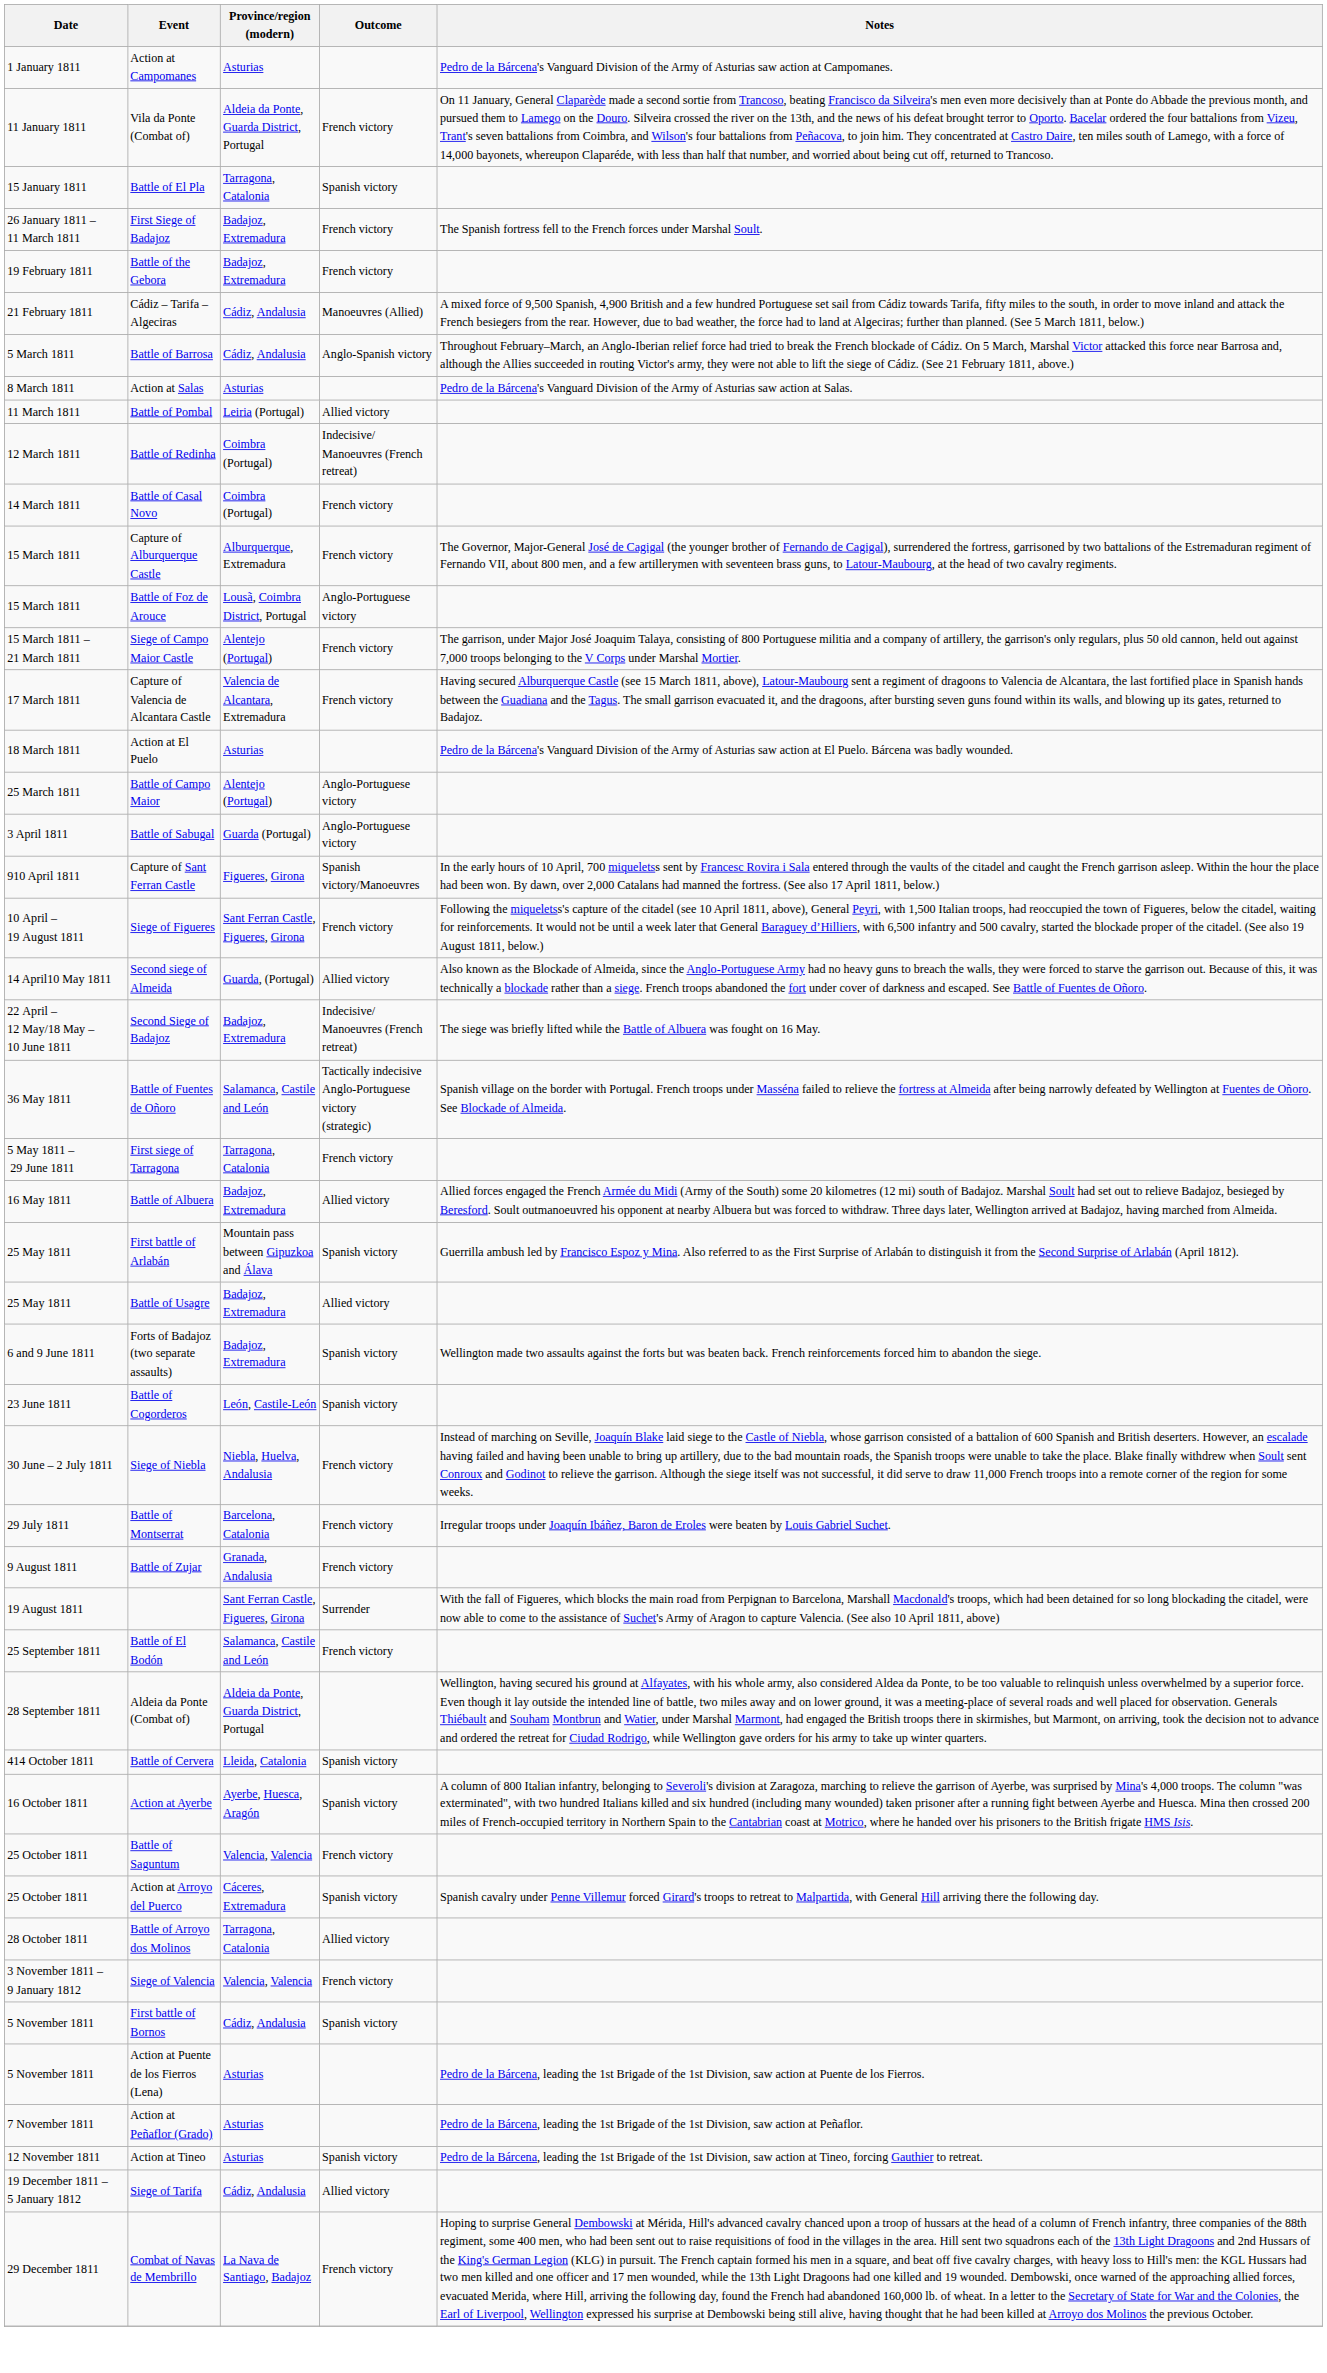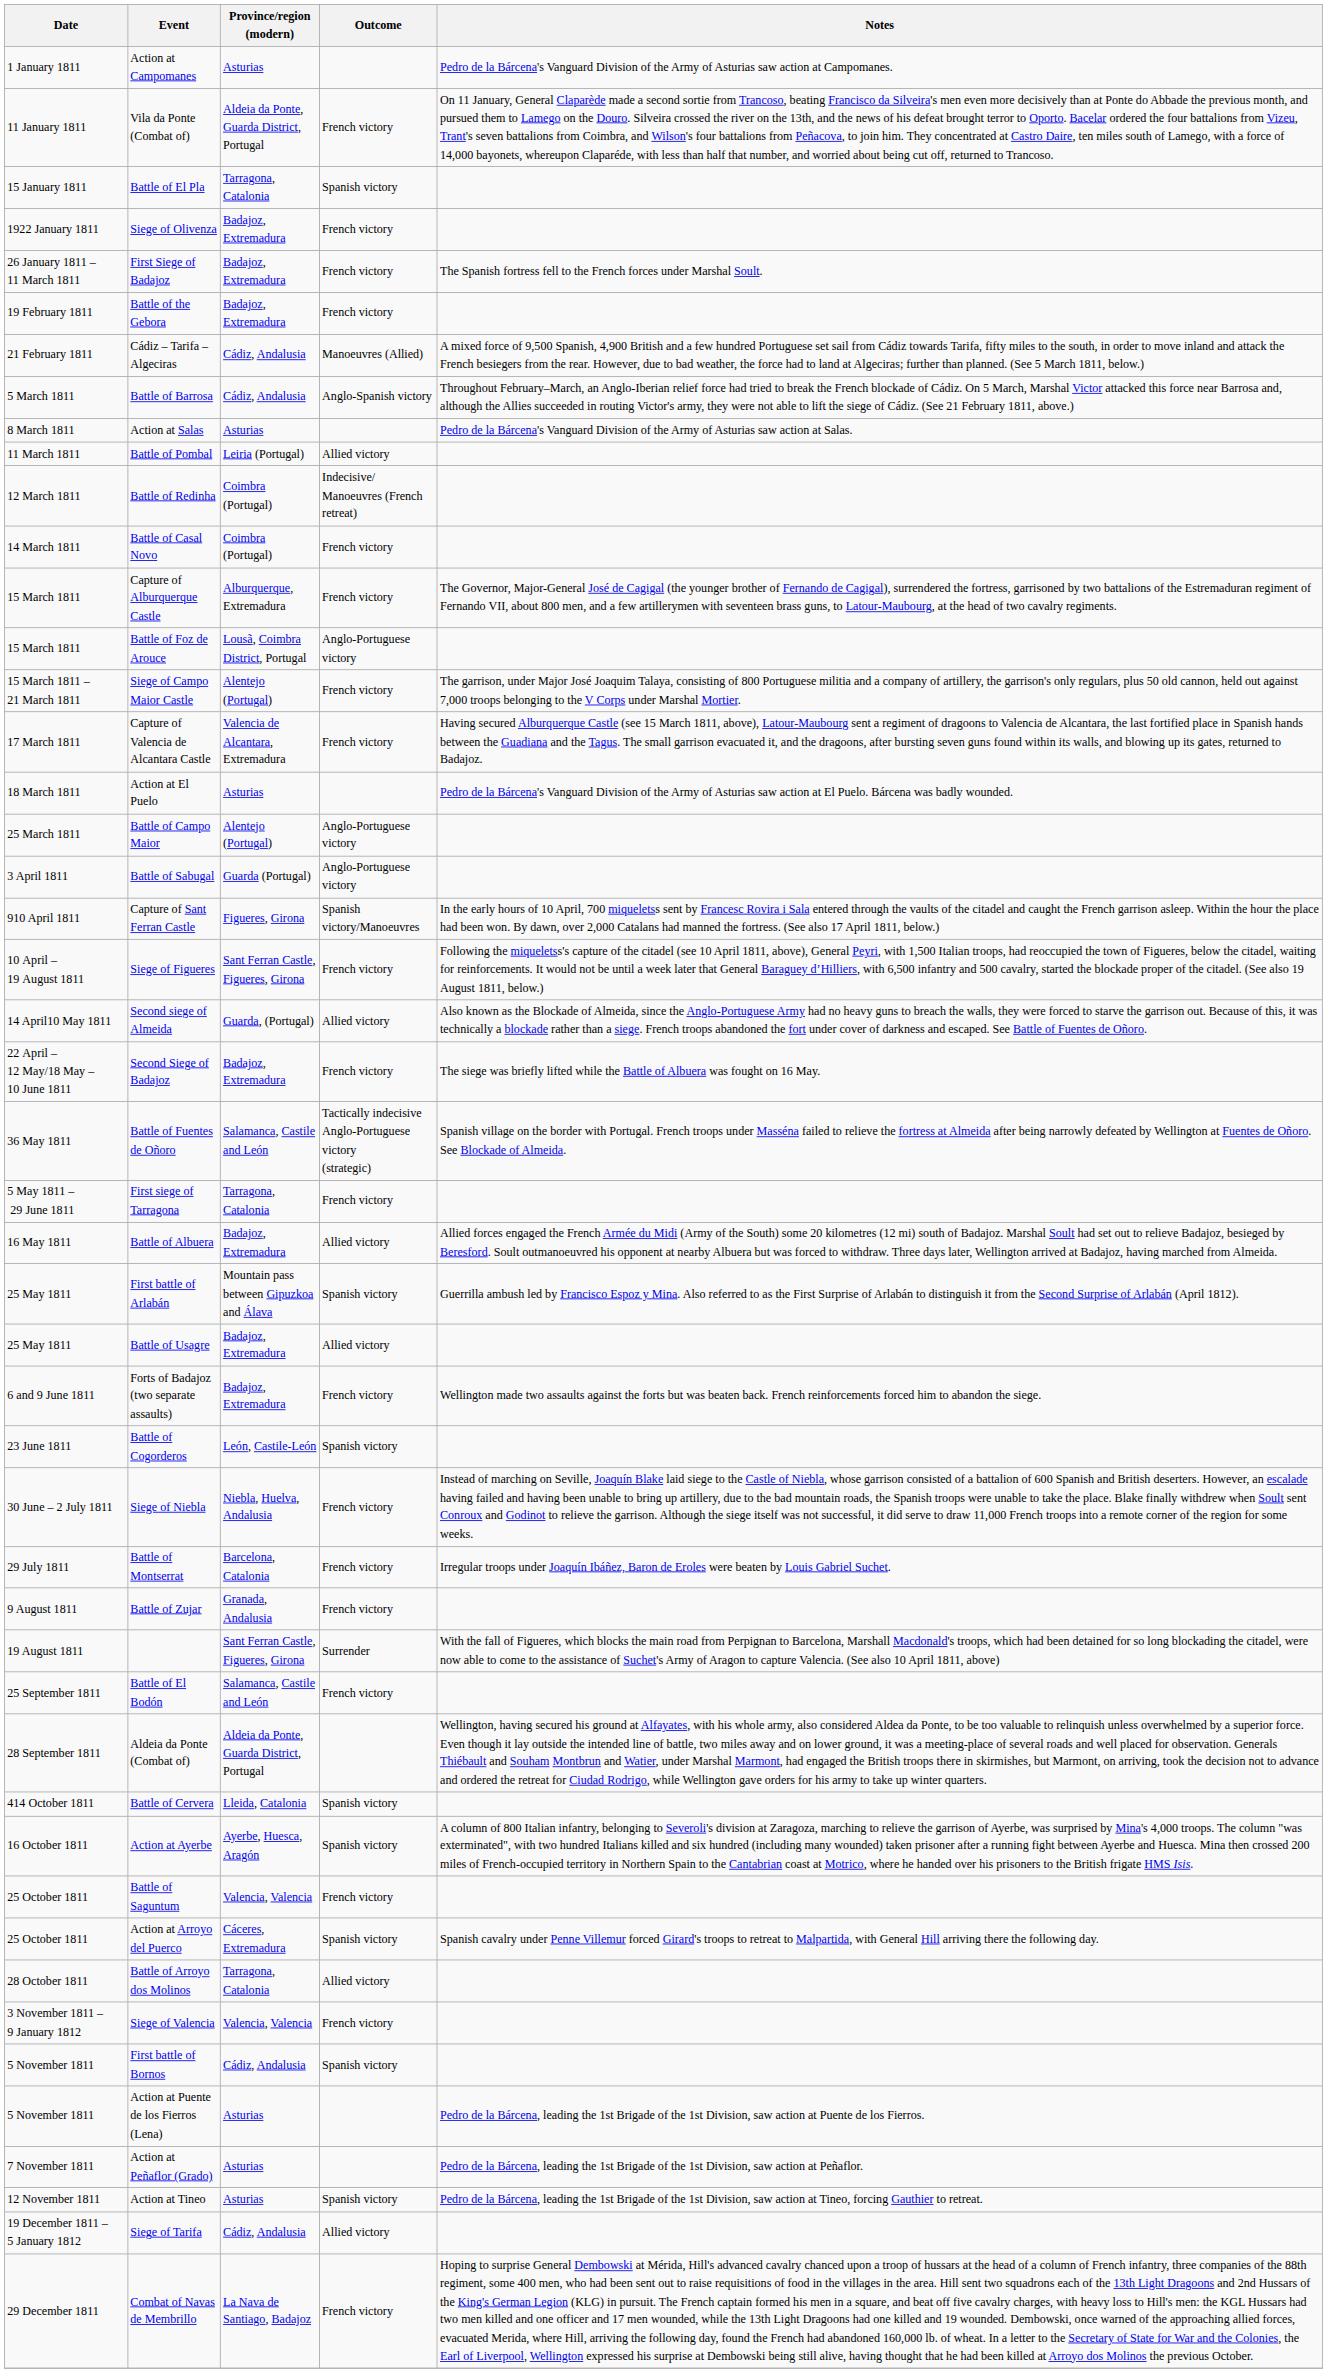+ row: (53, 229)
(372, 1030) Indecisive/Manoeuvres (French retreat) -> (358, 1072) French victory
(360, 1354) Spanish victory -> (358, 1396) French victory
